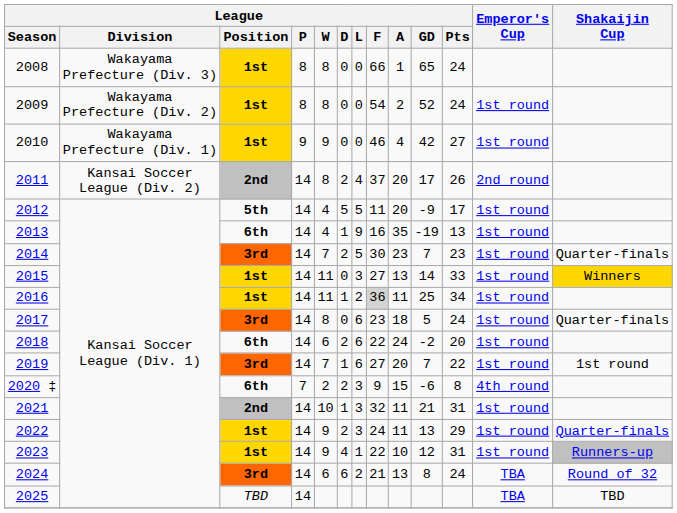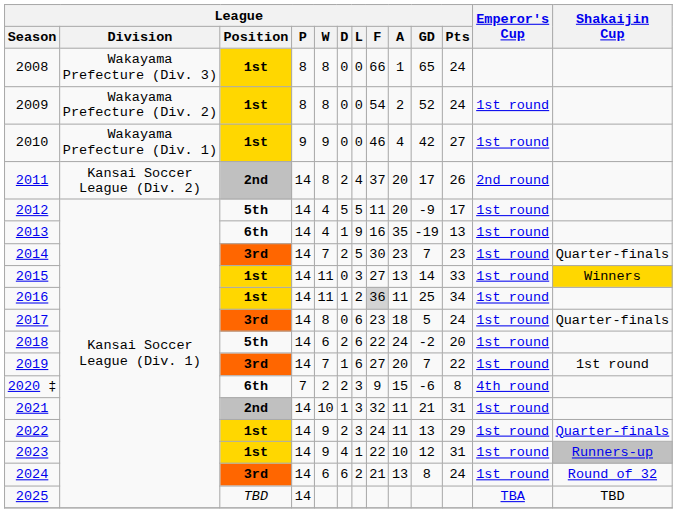(256, 342) 6th -> (256, 342) 5th
(513, 475) TBA -> (513, 475) 1st round
